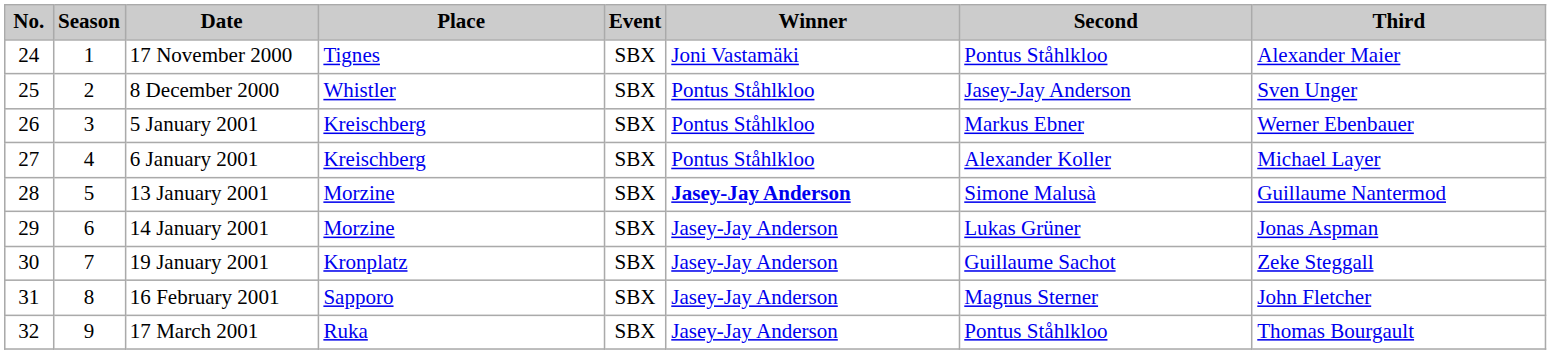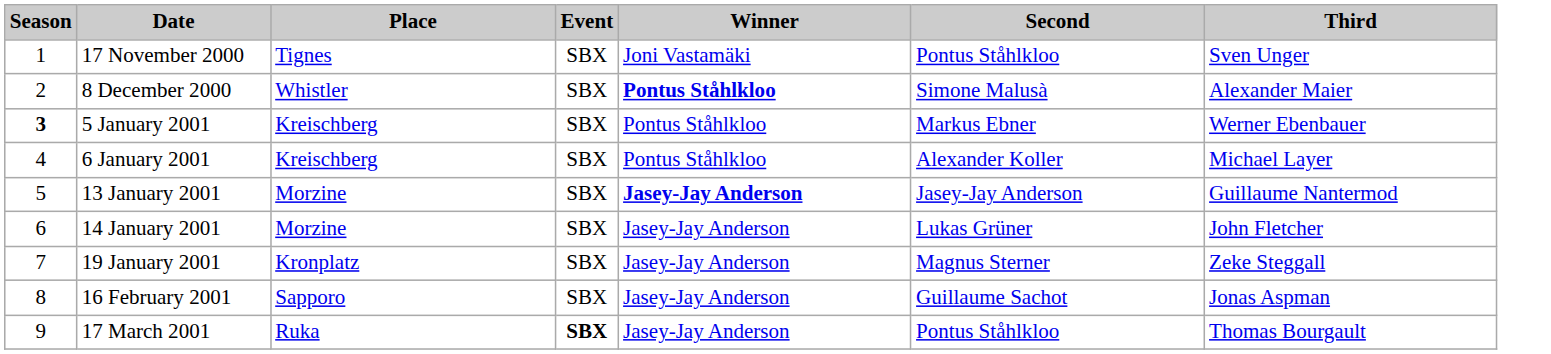- column: (29, 21)
(1329, 55) Alexander Maier -> (1259, 55) Sven Unger
(743, 90) normal -> (699, 90) bold
(1048, 90) Jasey-Jay Anderson -> (982, 90) Simone Malusà
(1307, 90) Sven Unger -> (1281, 90) Alexander Maier
(89, 124) normal -> (41, 124) bold
(1030, 193) Simone Malusà -> (999, 193) Jasey-Jay Anderson
(1318, 228) Jonas Aspman -> (1266, 228) John Fletcher
(1040, 262) Guillaume Sachot -> (983, 262) Magnus Sterner
(1031, 296) Magnus Sterner -> (992, 296) Guillaume Sachot
(1314, 296) John Fletcher -> (1270, 296) Jonas Aspman
(635, 331) normal -> (587, 331) bold
